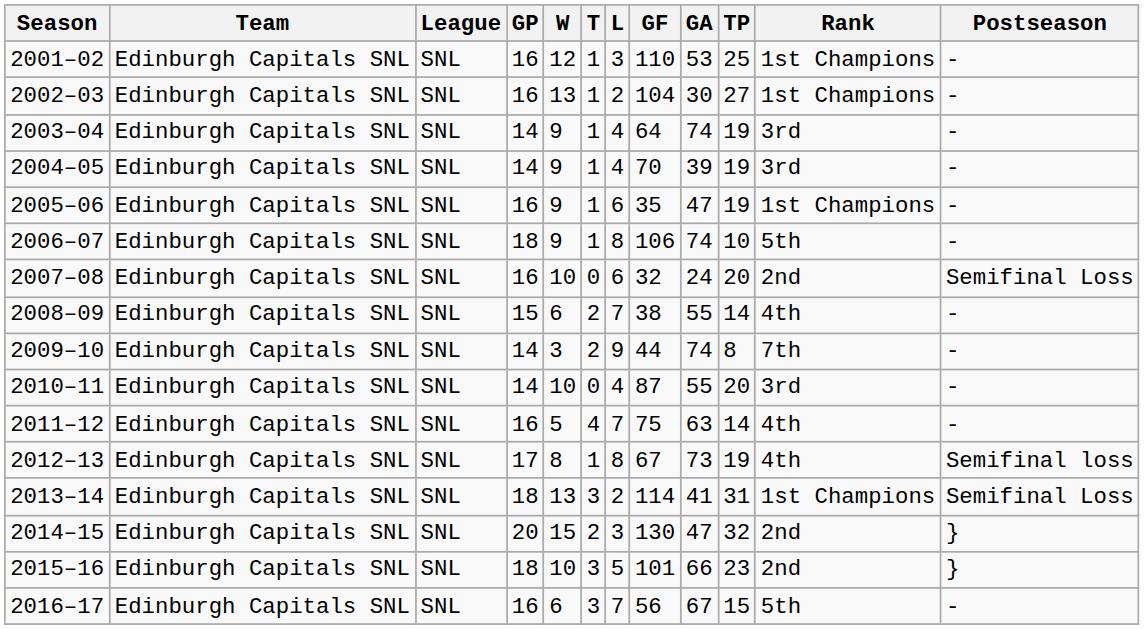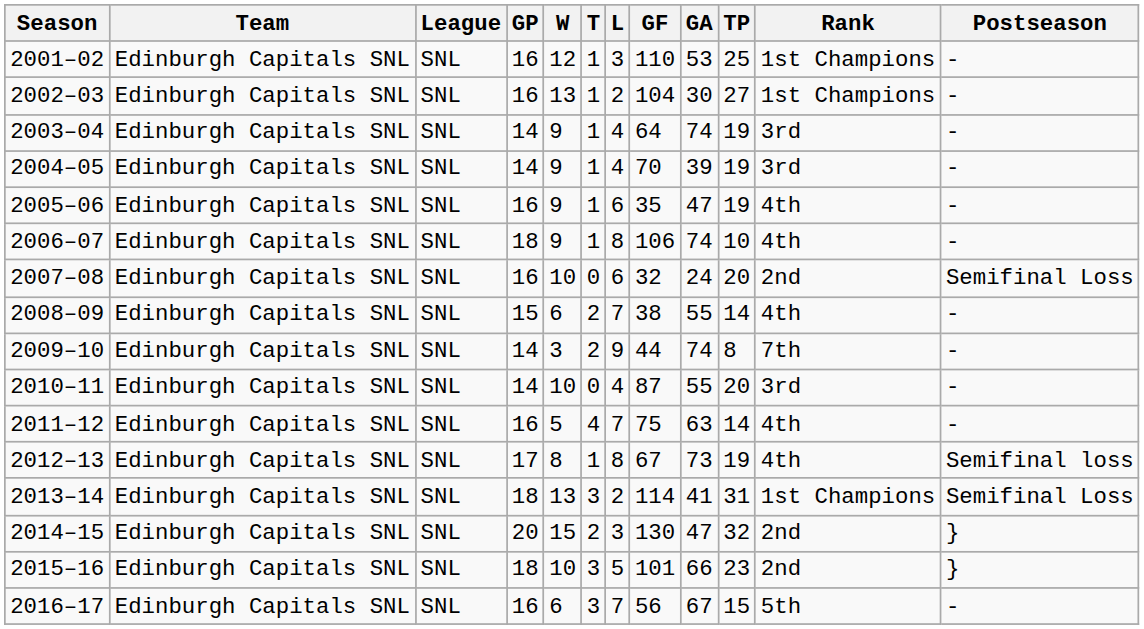(848, 205) 1st Champions -> (781, 205) 4th
(781, 242) 5th -> (781, 242) 4th
